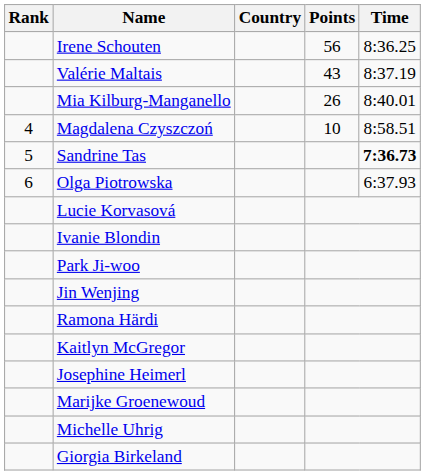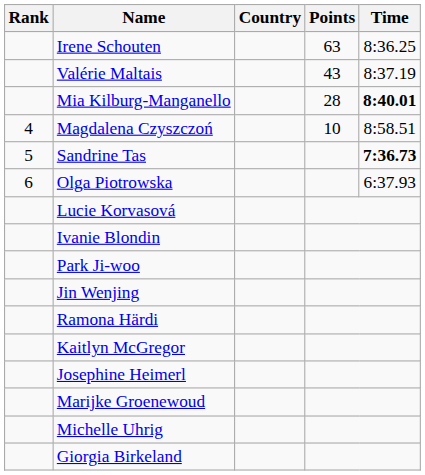(332, 45) 56 -> (332, 45) 63
(332, 100) 26 -> (332, 100) 28
(390, 100) normal -> (390, 100) bold
